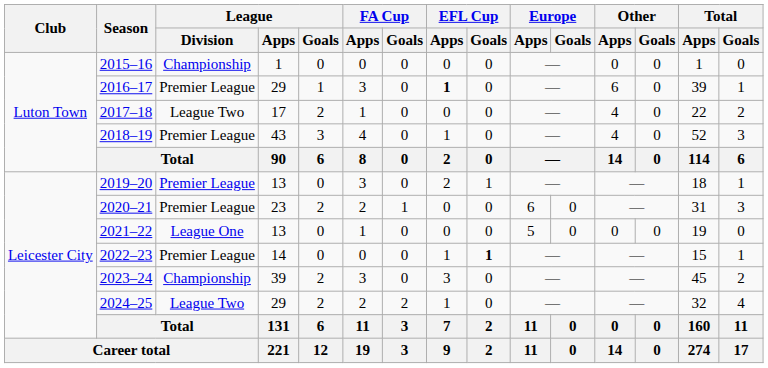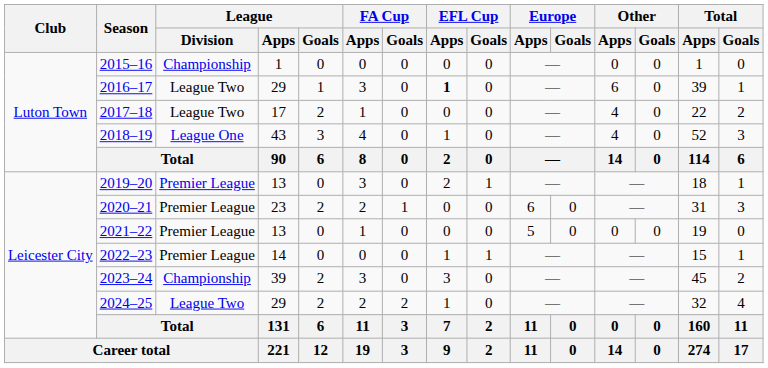(207, 87) Premier League -> (207, 87) League Two
(207, 135) Premier League -> (207, 135) League One
(207, 231) League One -> (207, 231) Premier League
(489, 254) bold -> (489, 254) normal
